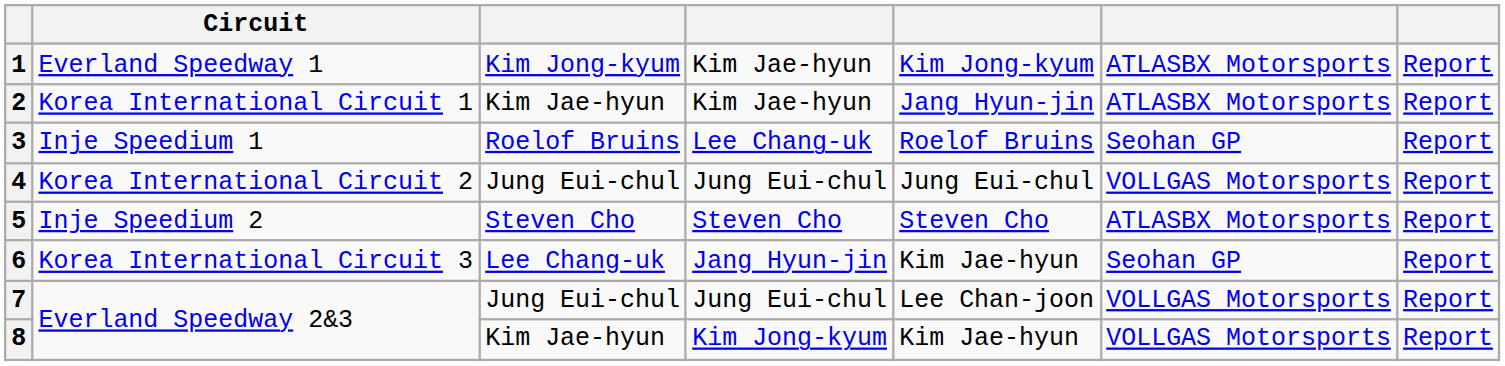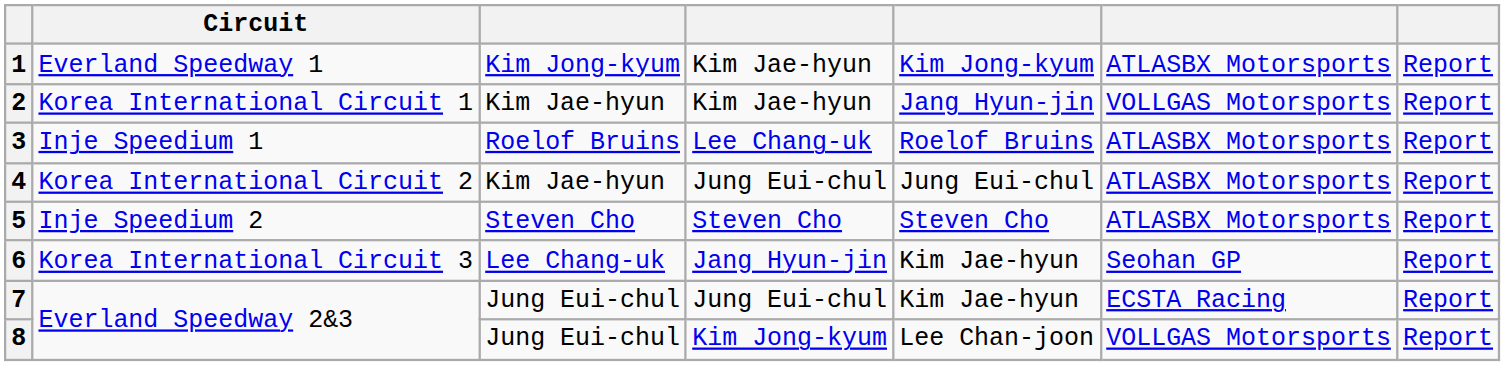(1249, 104) ATLASBX Motorsports -> (1249, 104) VOLLGAS Motorsports
(1174, 143) Seohan GP -> (1249, 143) ATLASBX Motorsports
(583, 182) Jung Eui-chul -> (575, 182) Kim Jae-hyun
(1249, 182) VOLLGAS Motorsports -> (1249, 182) ATLASBX Motorsports
(997, 300) Lee Chan-joon -> (989, 300) Kim Jae-hyun
(1249, 300) VOLLGAS Motorsports -> (1196, 300) ECSTA Racing
(575, 340) Kim Jae-hyun -> (583, 340) Jung Eui-chul
(989, 340) Kim Jae-hyun -> (997, 340) Lee Chan-joon
